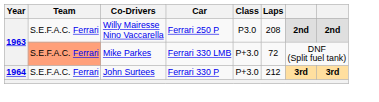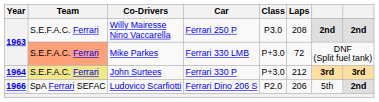(64, 73) no background -> (64, 73) khaki background
+ row: (146, 87)
